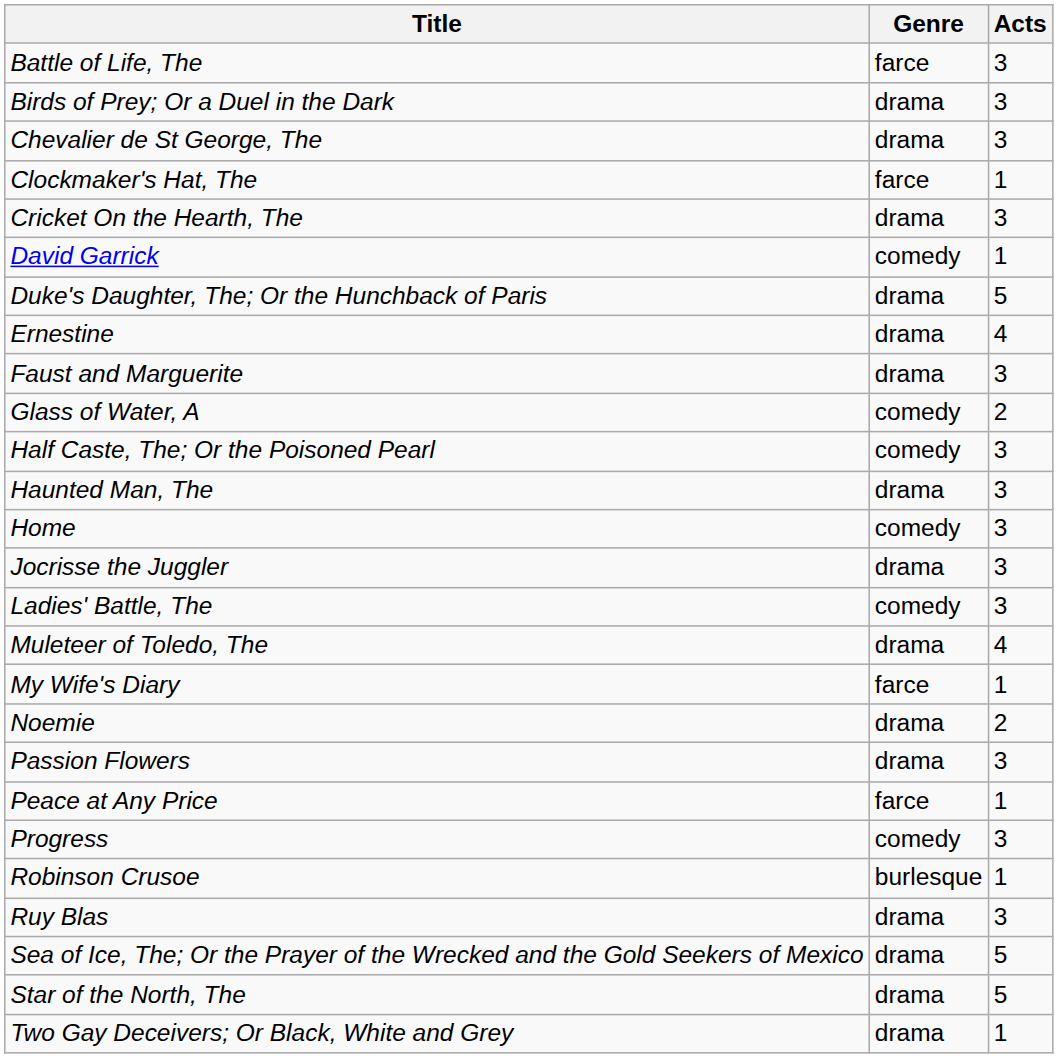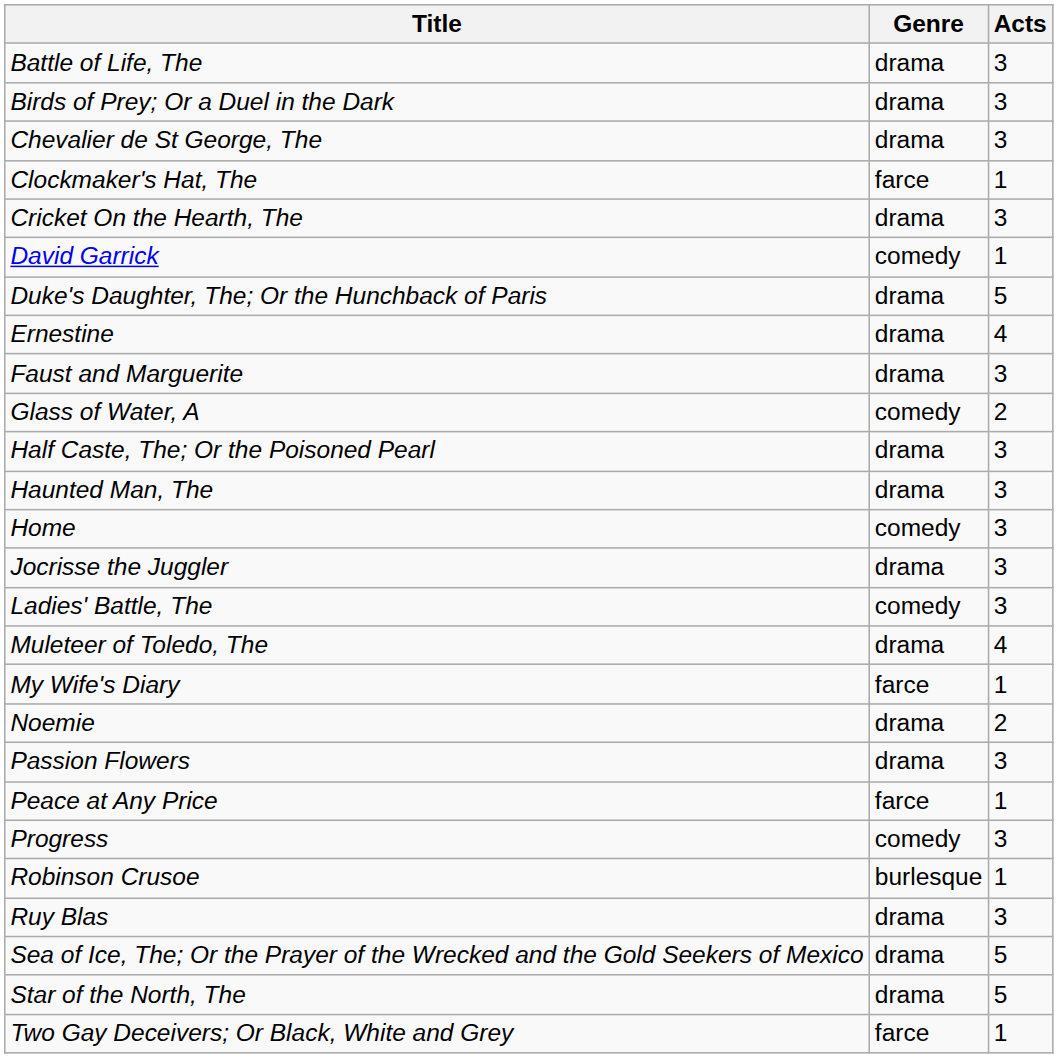(902, 62) farce -> (910, 62) drama
(918, 450) comedy -> (910, 450) drama
(910, 1033) drama -> (902, 1033) farce
